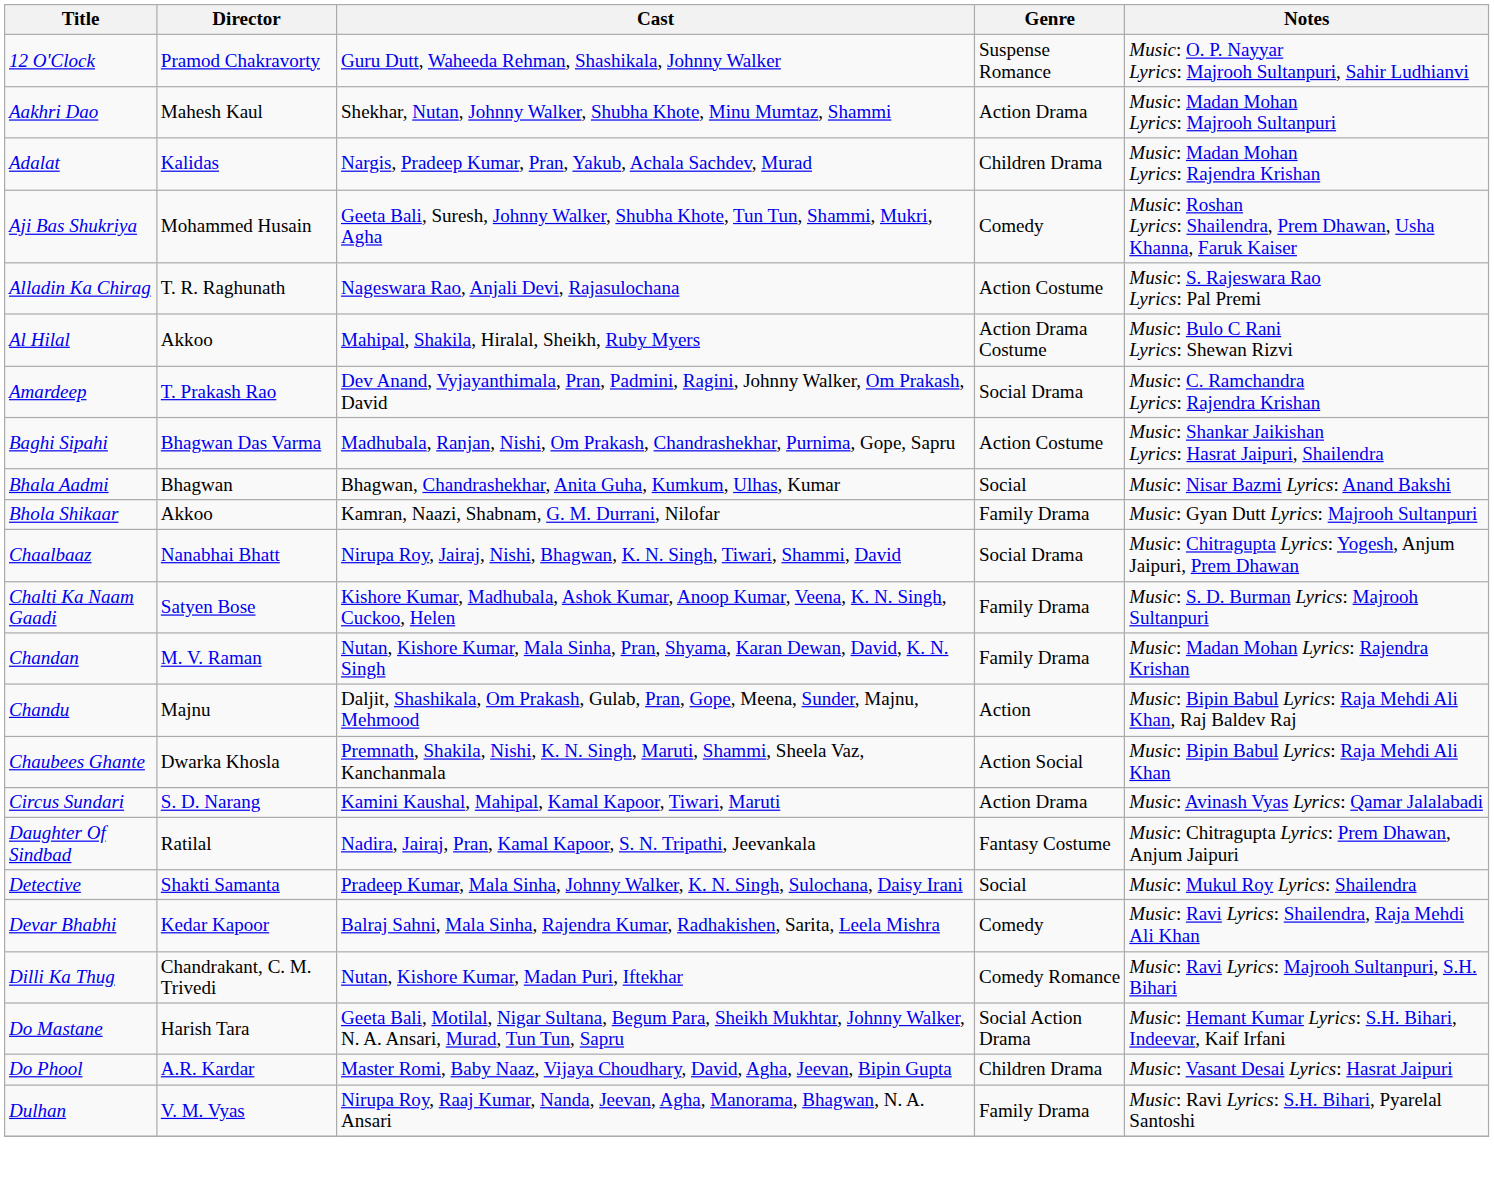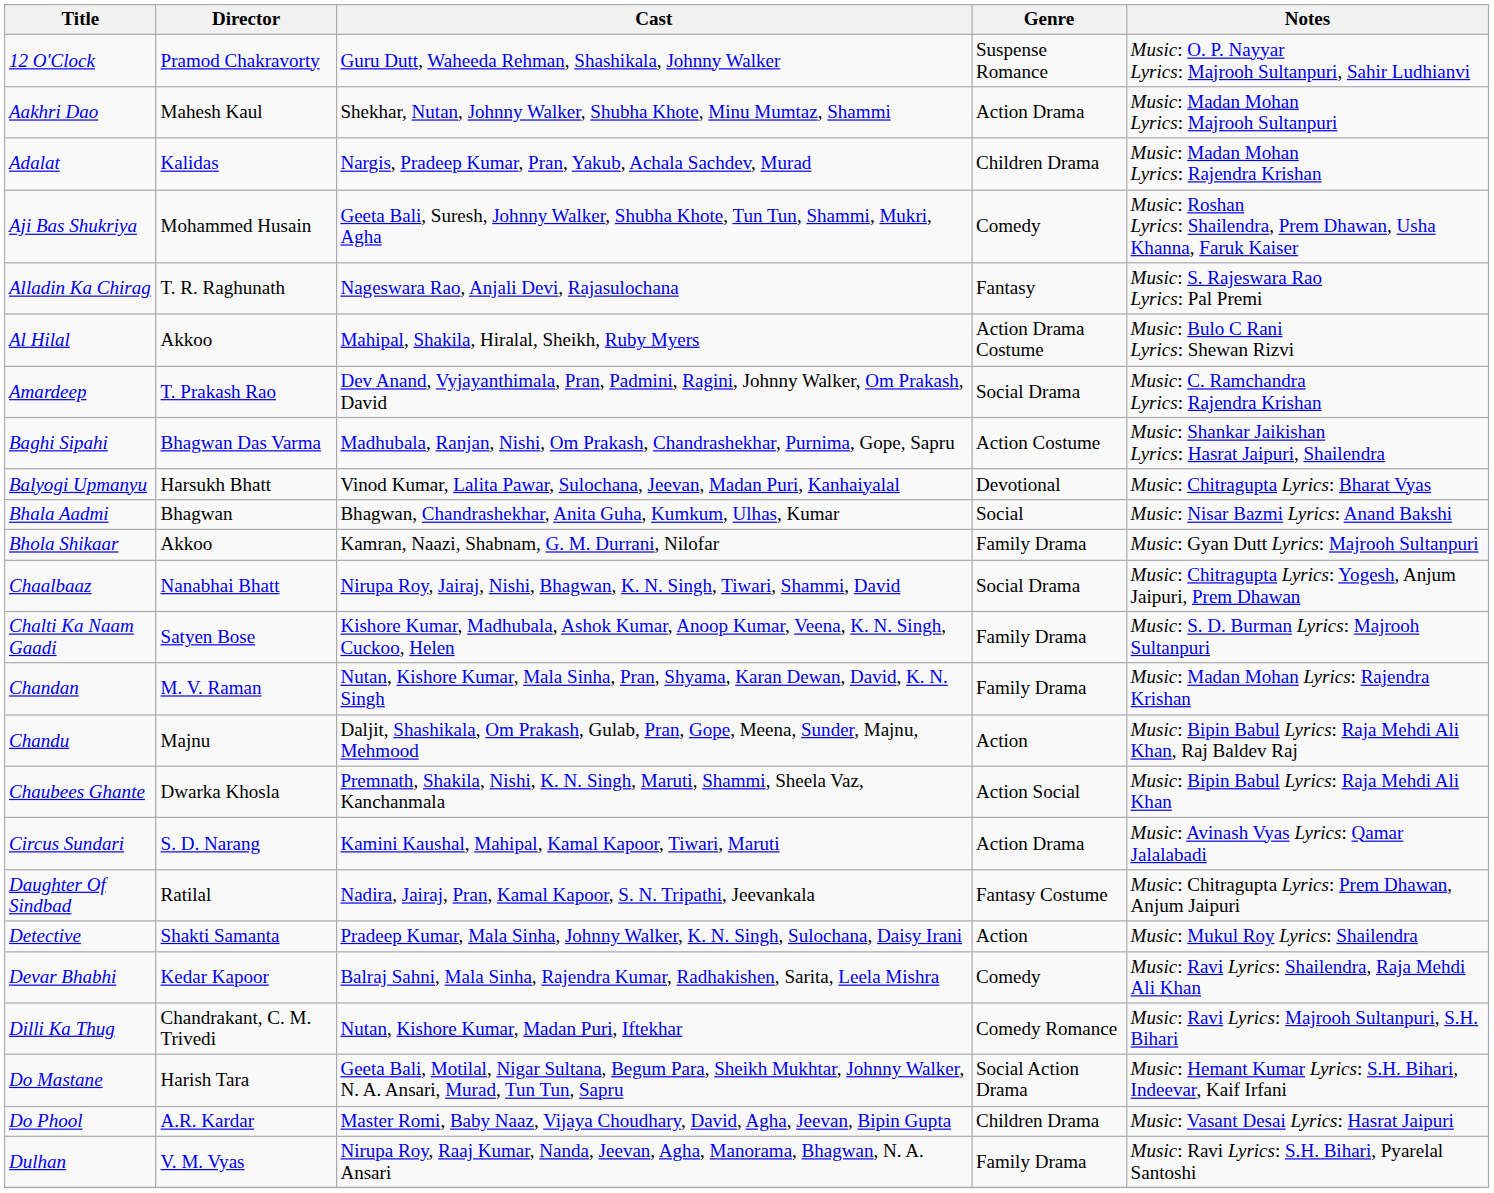(1041, 288) Action Costume -> (1006, 288) Fantasy
+ row: (78, 484)
(1003, 884) Social -> (1002, 936) Action
